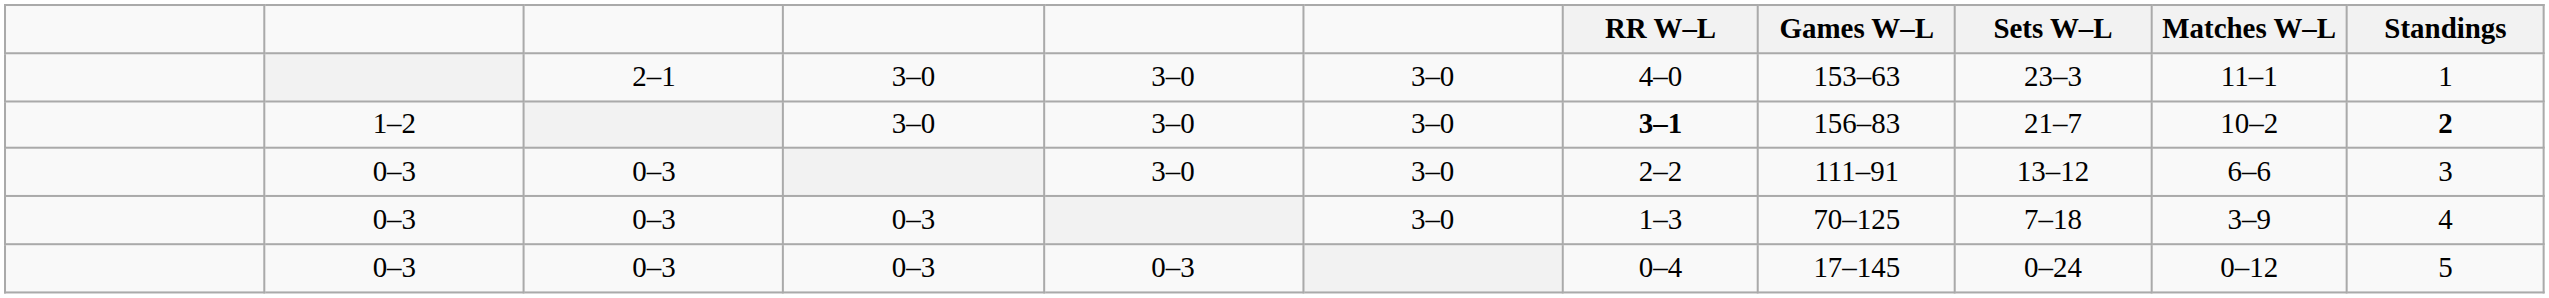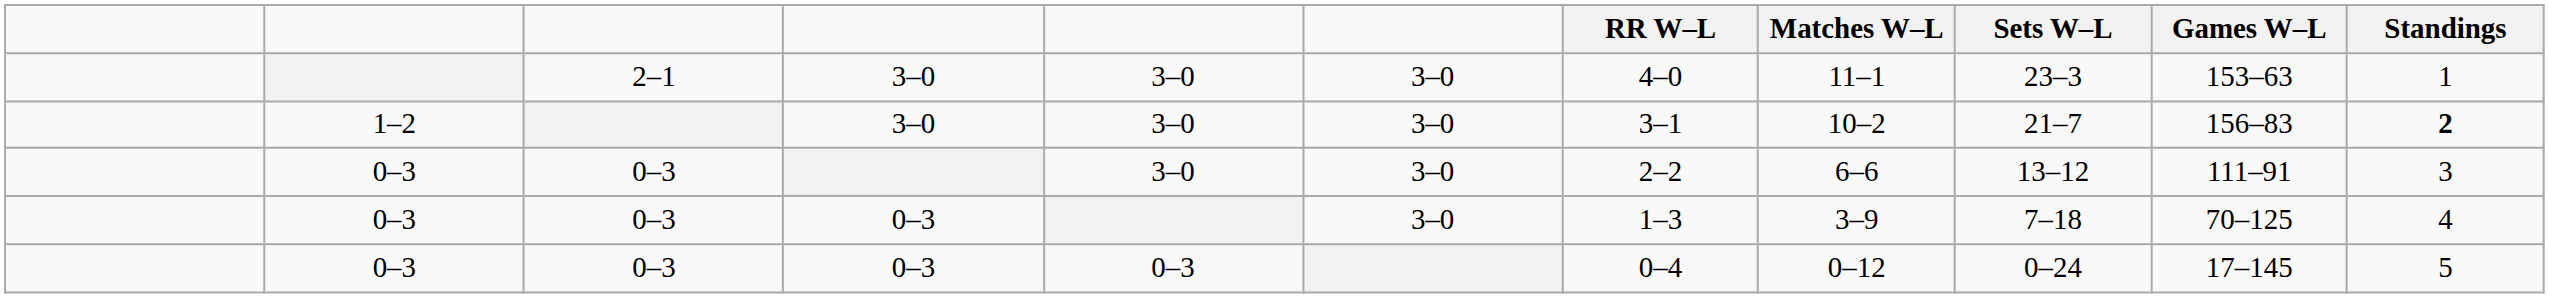columns swapped: (2249, 28) <-> (1857, 28)
(1661, 124) bold -> (1661, 124) normal
